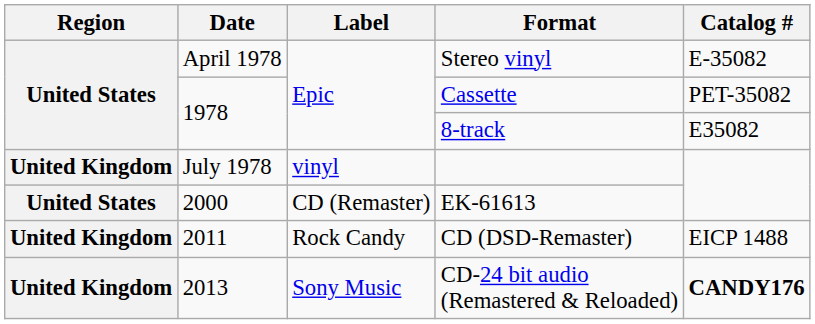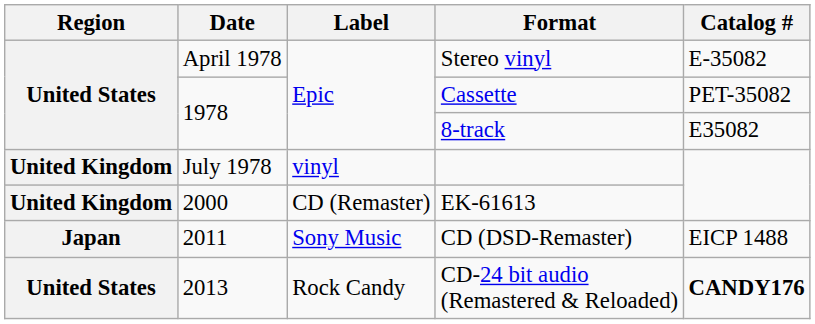(91, 202) United States -> (91, 202) United Kingdom
(91, 238) United Kingdom -> (91, 238) Japan
(349, 238) Rock Candy -> (347, 238) Sony Music
(91, 287) United Kingdom -> (91, 287) United States
(347, 287) Sony Music -> (349, 287) Rock Candy
